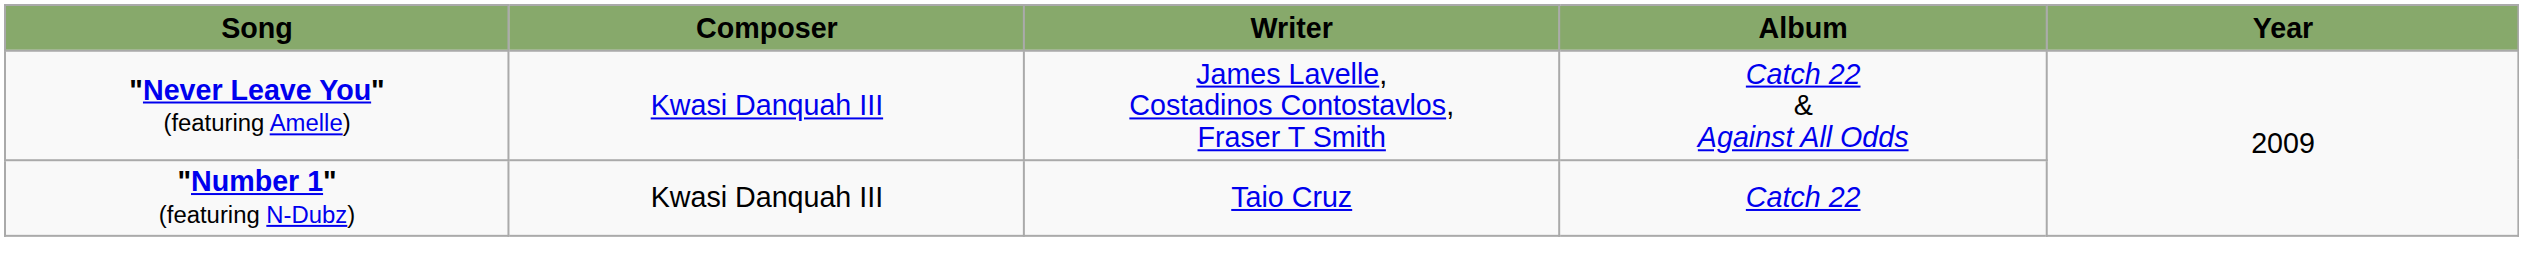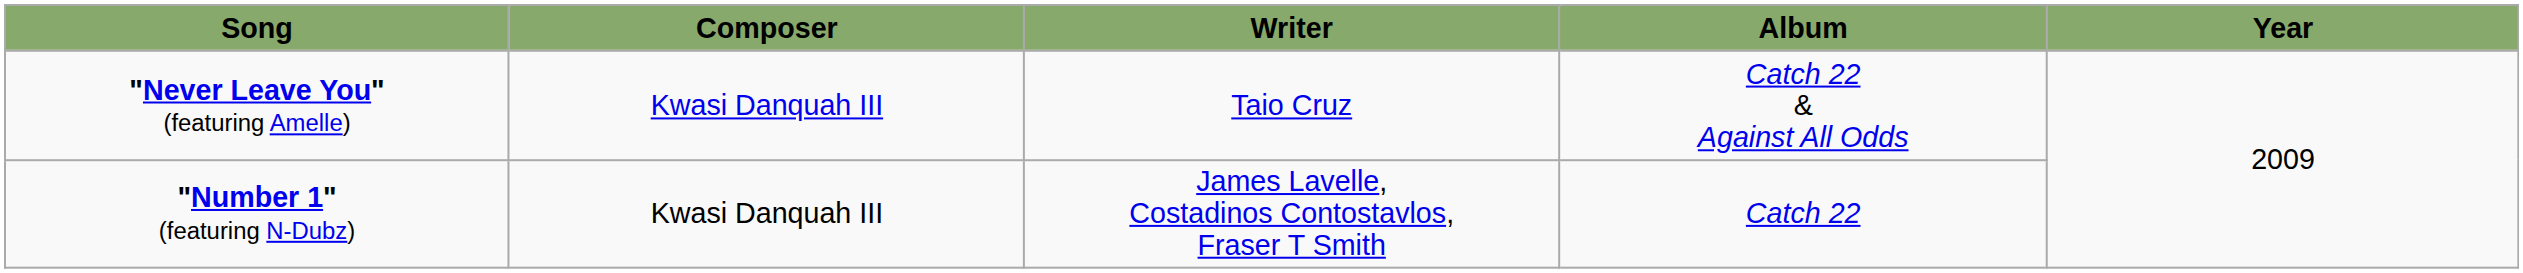(1292, 105) James Lavelle, Costadinos Contostavlos, Fraser T Smith -> (1292, 105) Taio Cruz
(1292, 198) Taio Cruz -> (1292, 214) James Lavelle, Costadinos Contostavlos, Fraser T Smith
